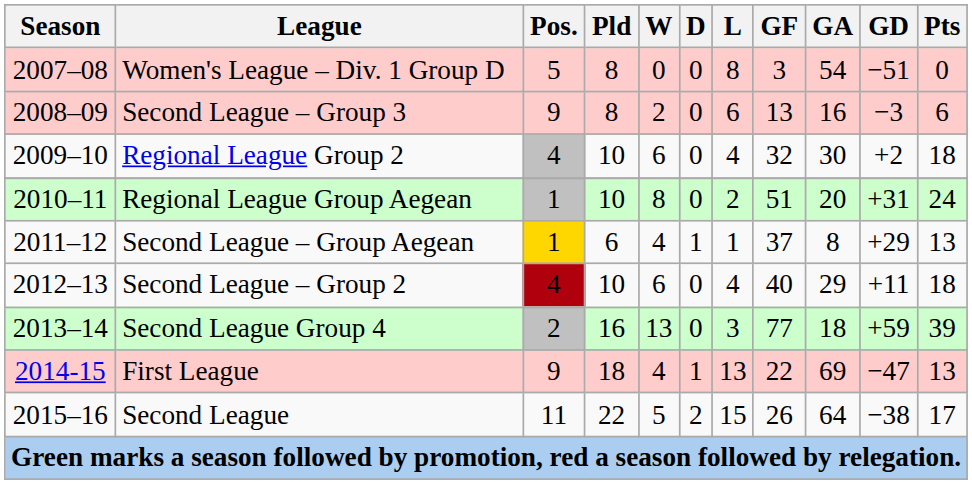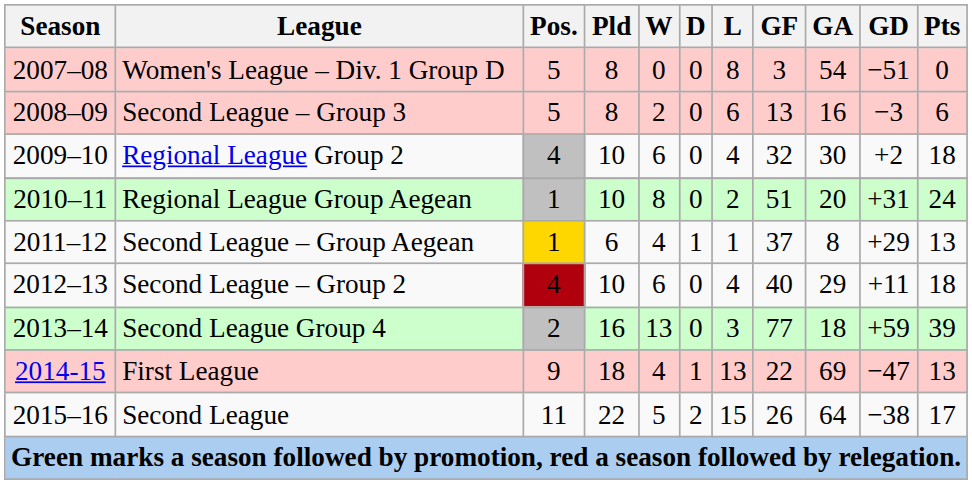(554, 112) 9 -> (554, 112) 5
